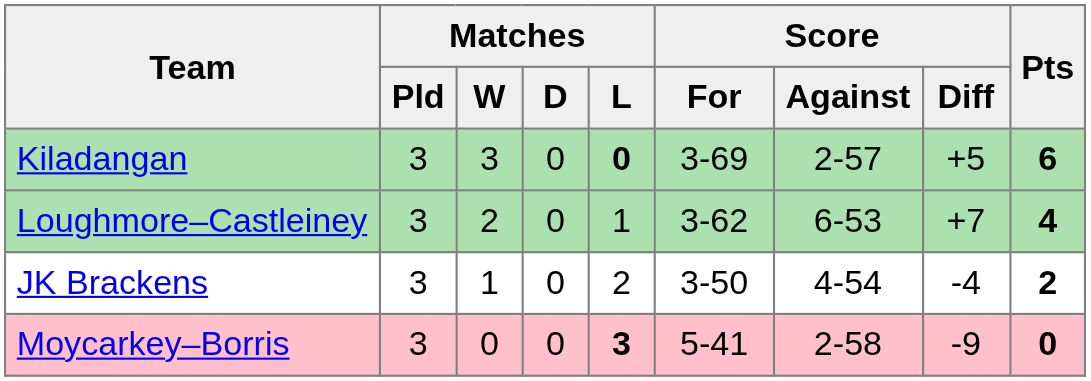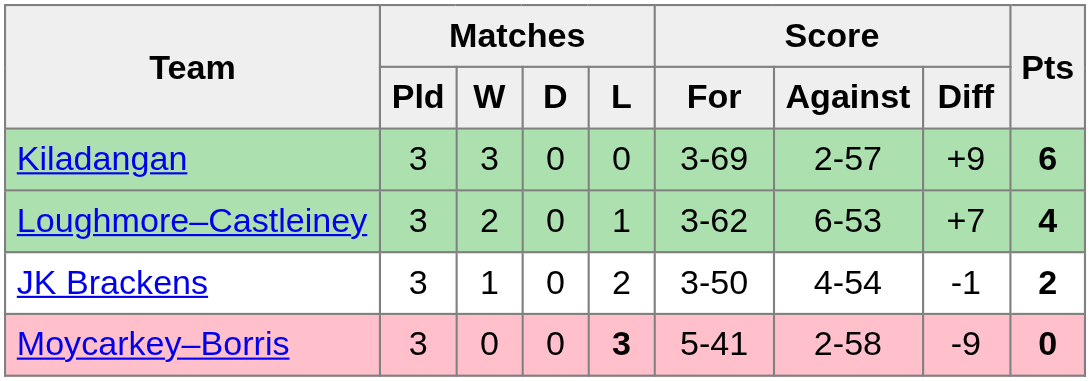(621, 158) bold -> (621, 158) normal
(966, 158) +5 -> (966, 158) +9
(966, 282) -4 -> (966, 282) -1
